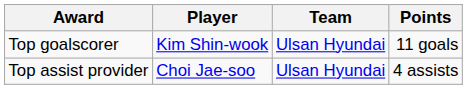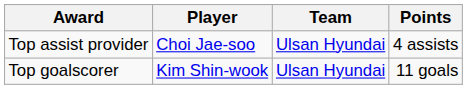rows swapped: (63, 44) <-> (78, 71)
